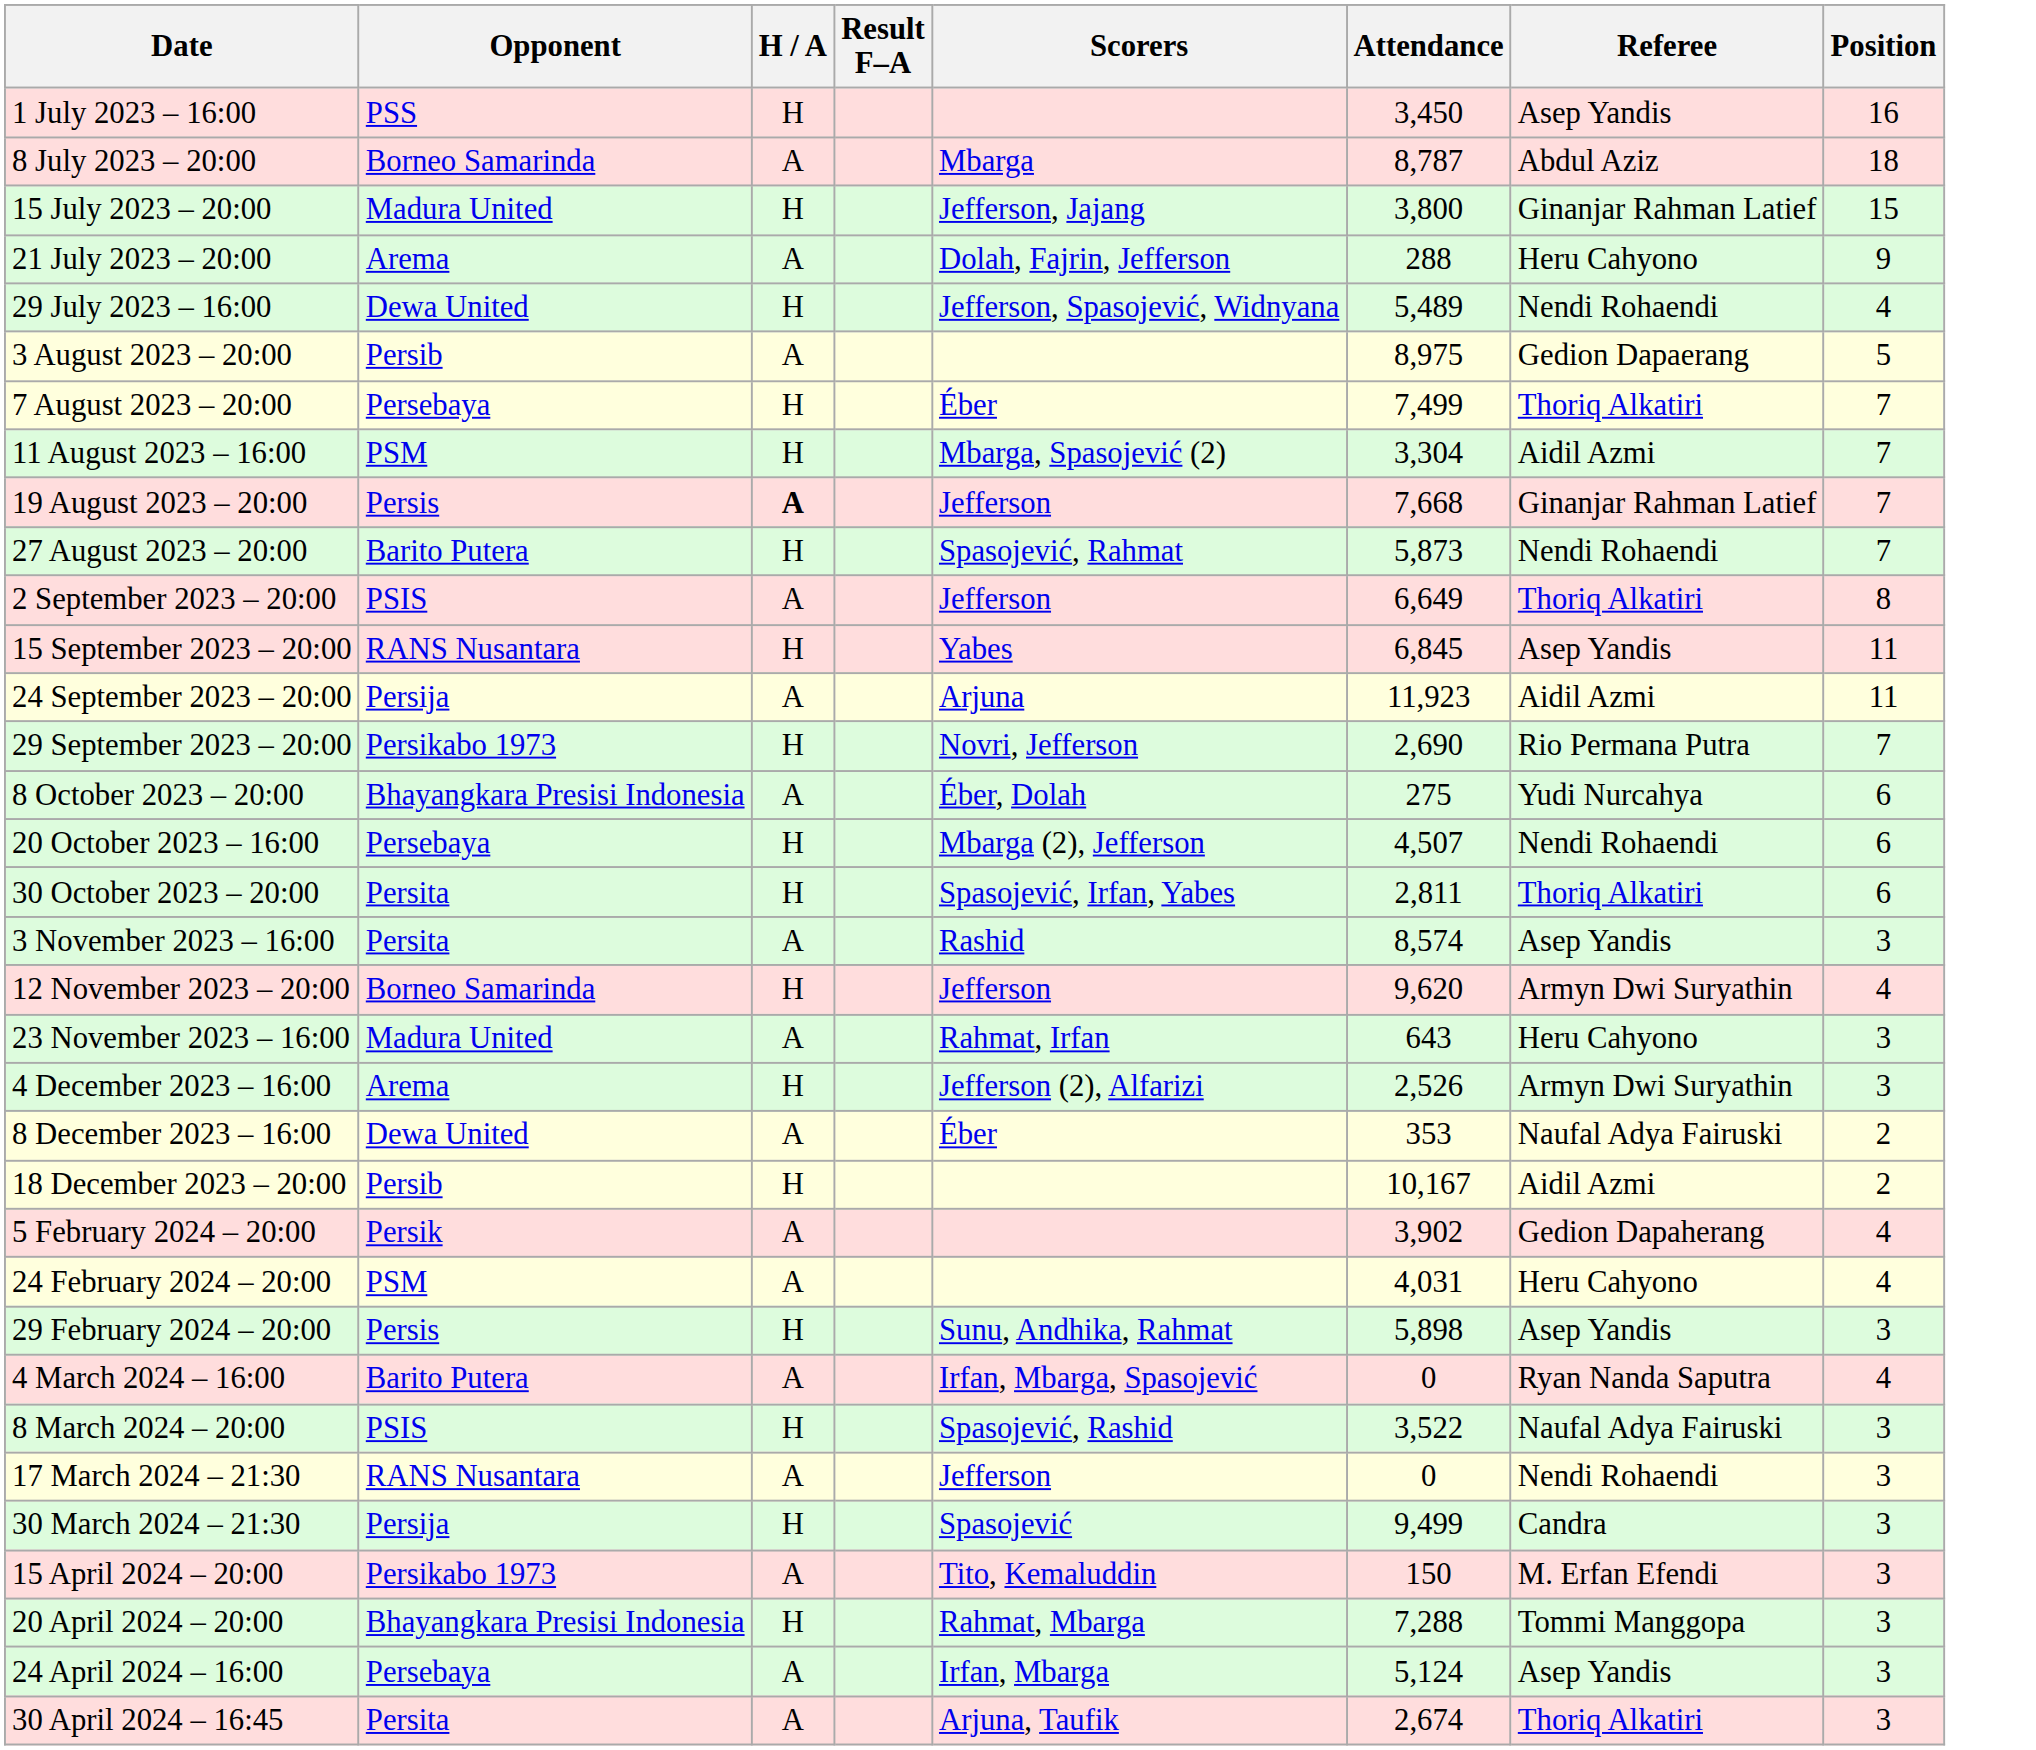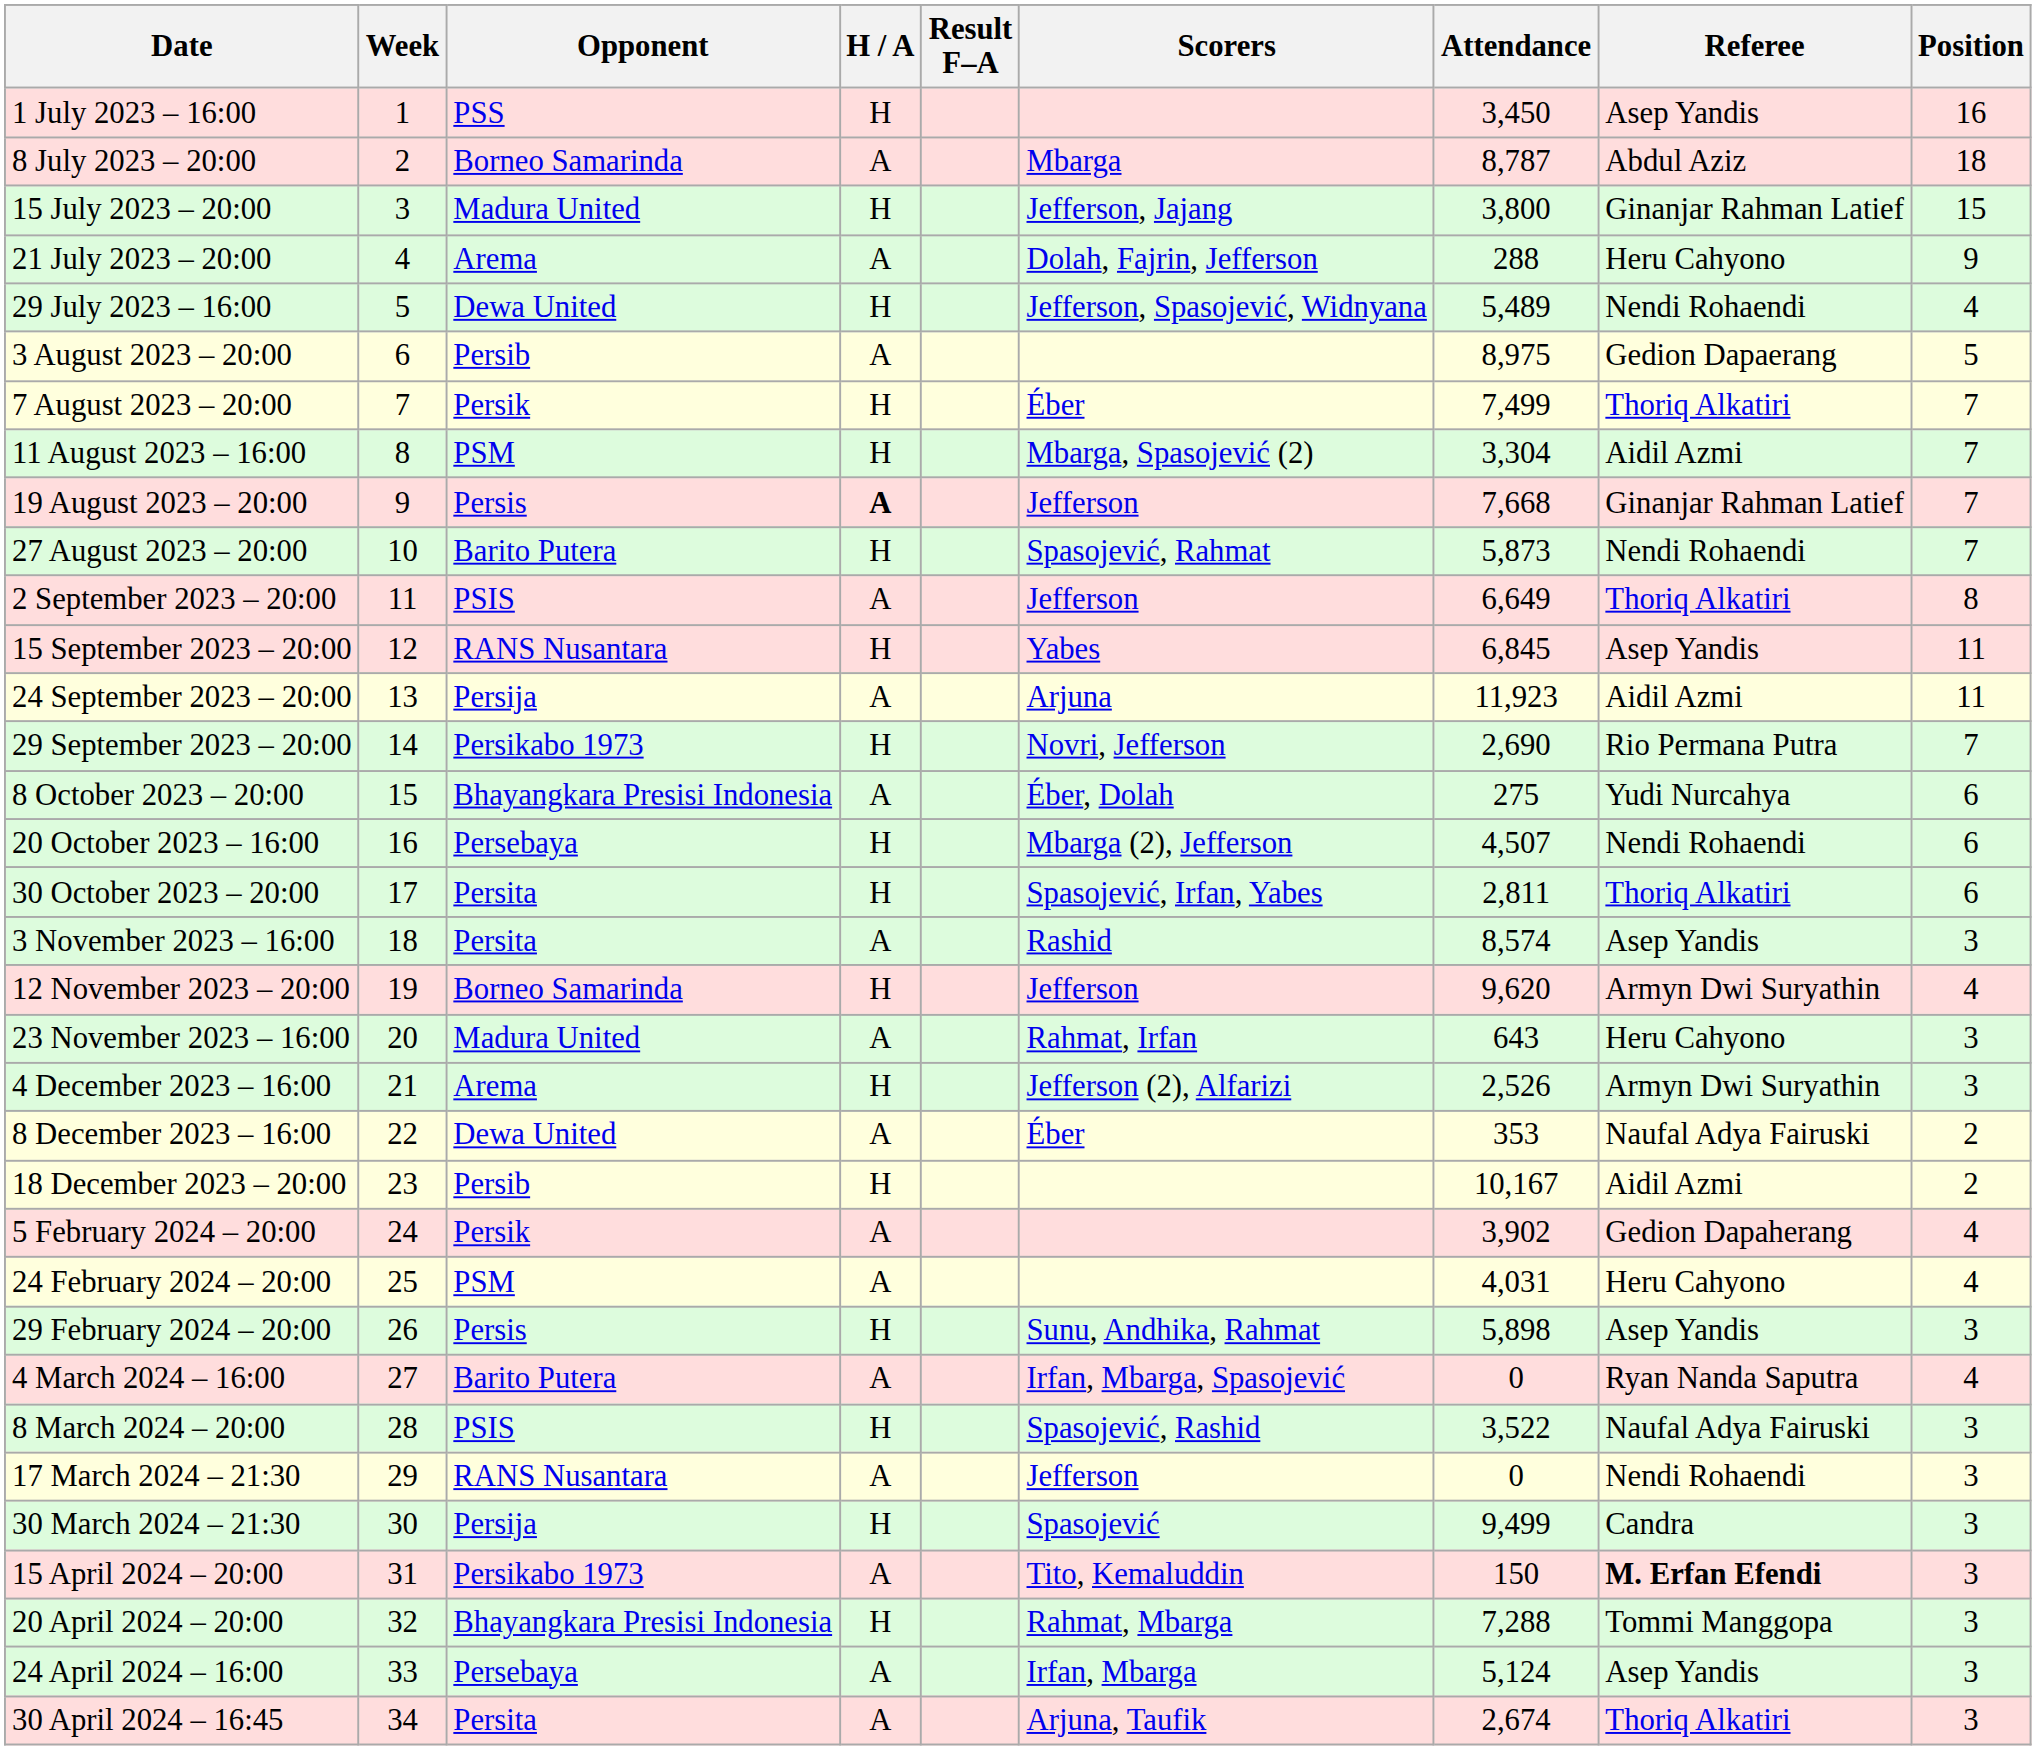+ column: (402, 46)
(428, 404) Persebaya -> (492, 404) Persik
(1618, 1573) normal -> (1713, 1573) bold
